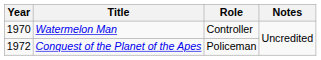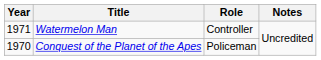(19, 30) 1970 -> (19, 30) 1971
(19, 47) 1972 -> (19, 47) 1970
